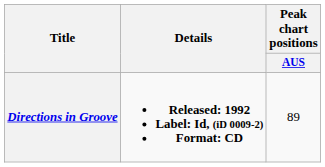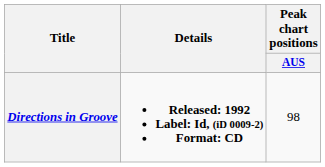(293, 117) 89 -> (293, 117) 98
